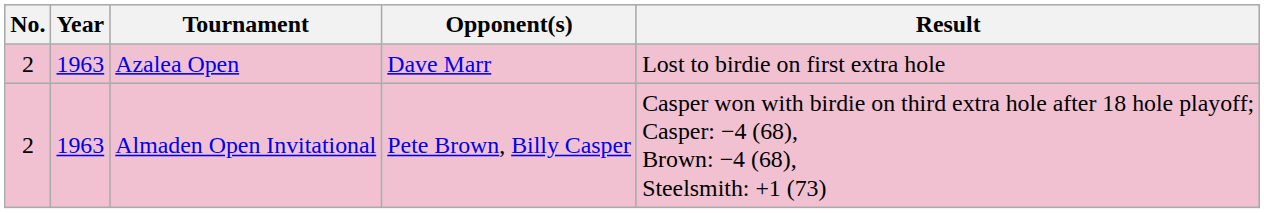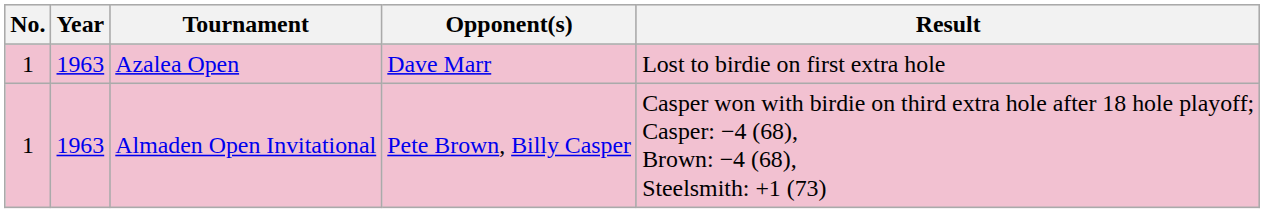(28, 63) 2 -> (28, 63) 1
(28, 145) 2 -> (28, 145) 1
